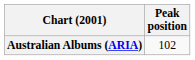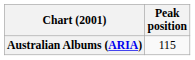(167, 45) 102 -> (167, 45) 115
